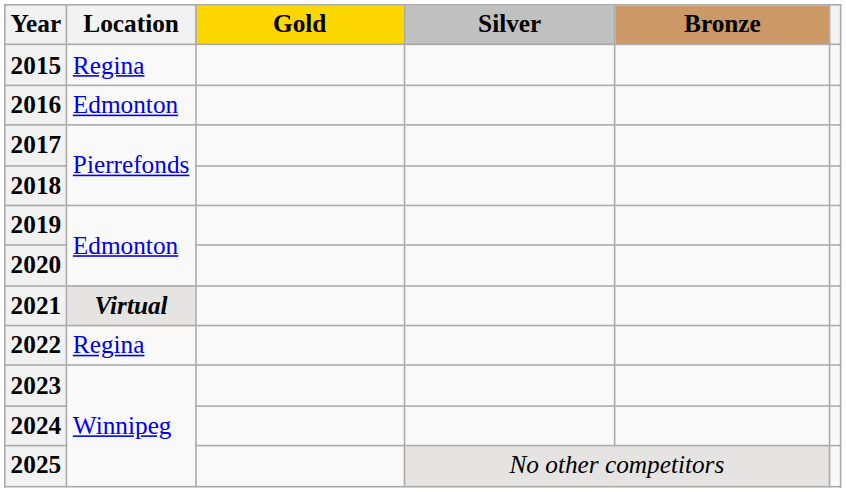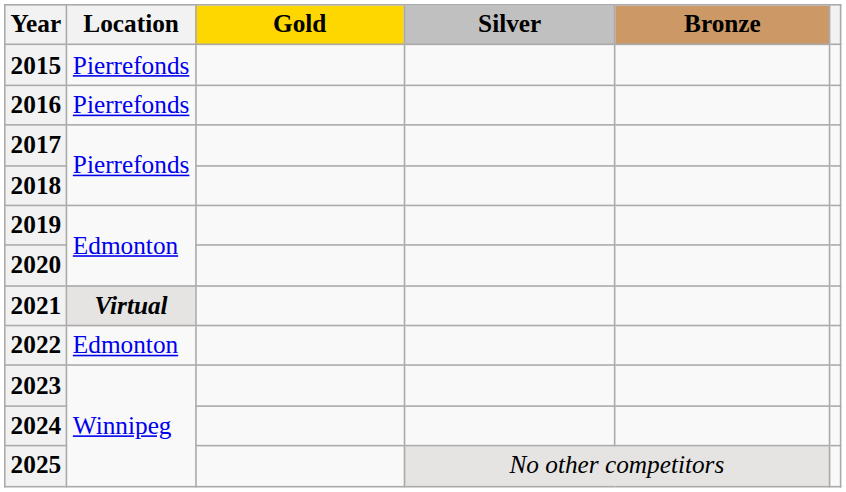(109, 64) Regina -> (131, 64) Pierrefonds
(125, 104) Edmonton -> (131, 104) Pierrefonds
(109, 345) Regina -> (125, 345) Edmonton
